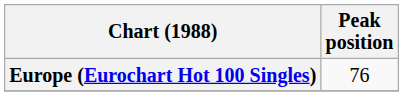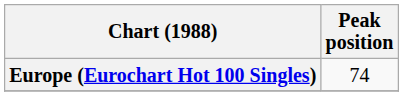(359, 74) 76 -> (359, 74) 74
